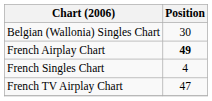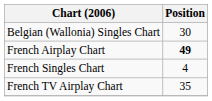(185, 86) 47 -> (185, 86) 35
